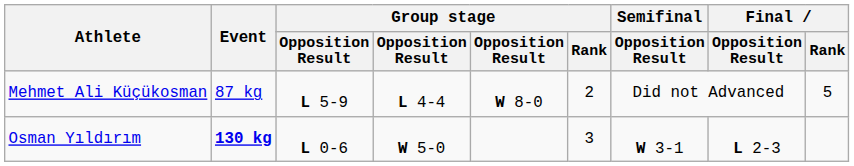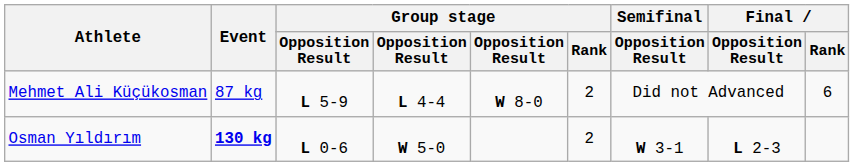(827, 93) 5 -> (827, 93) 6
(589, 139) 3 -> (589, 139) 2
